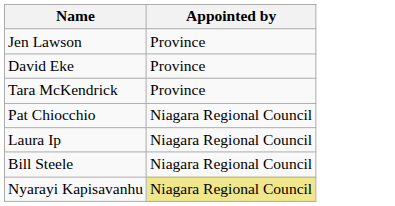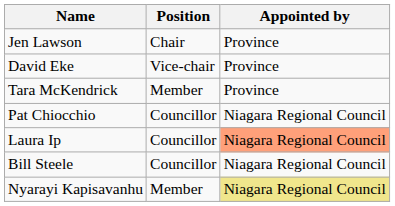+ column: (183, 16)
(231, 139) no background -> (305, 139) lightsalmon background
